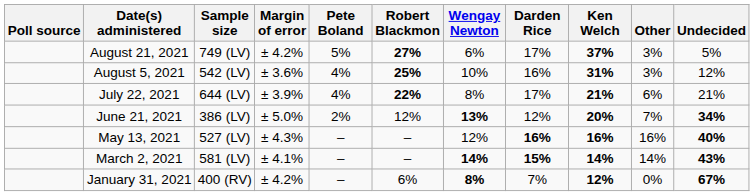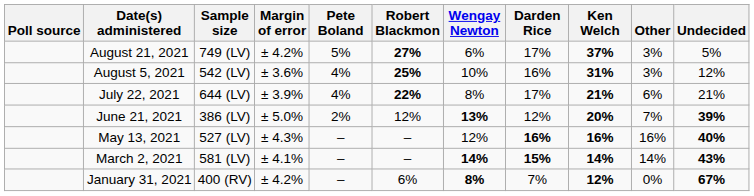(711, 116) 34% -> (711, 116) 39%
